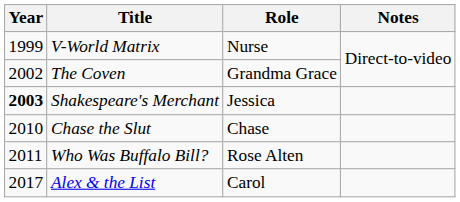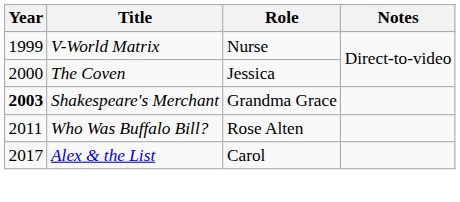(26, 73) 2002 -> (26, 73) 2000
(282, 73) Grandma Grace -> (251, 73) Jessica
(251, 100) Jessica -> (282, 100) Grandma Grace
- row: (101, 127)
